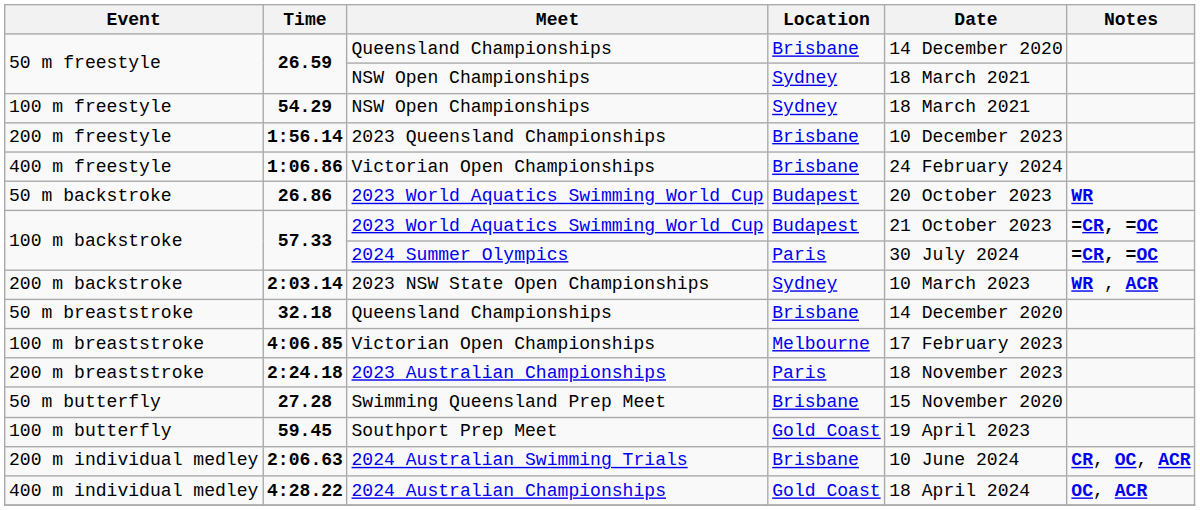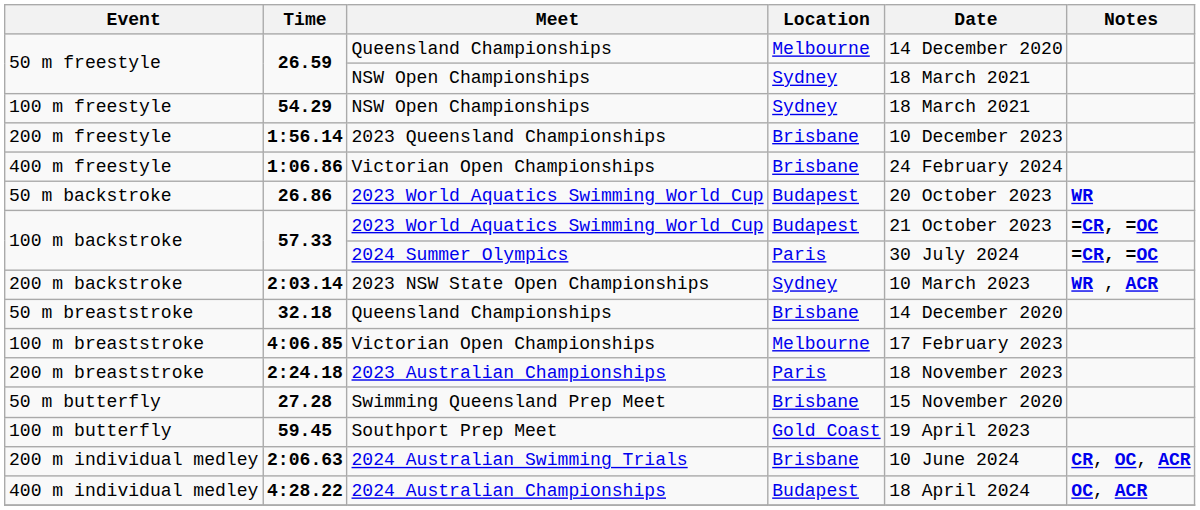(816, 49) Brisbane -> (821, 49) Melbourne
(826, 491) Gold Coast -> (816, 491) Budapest
